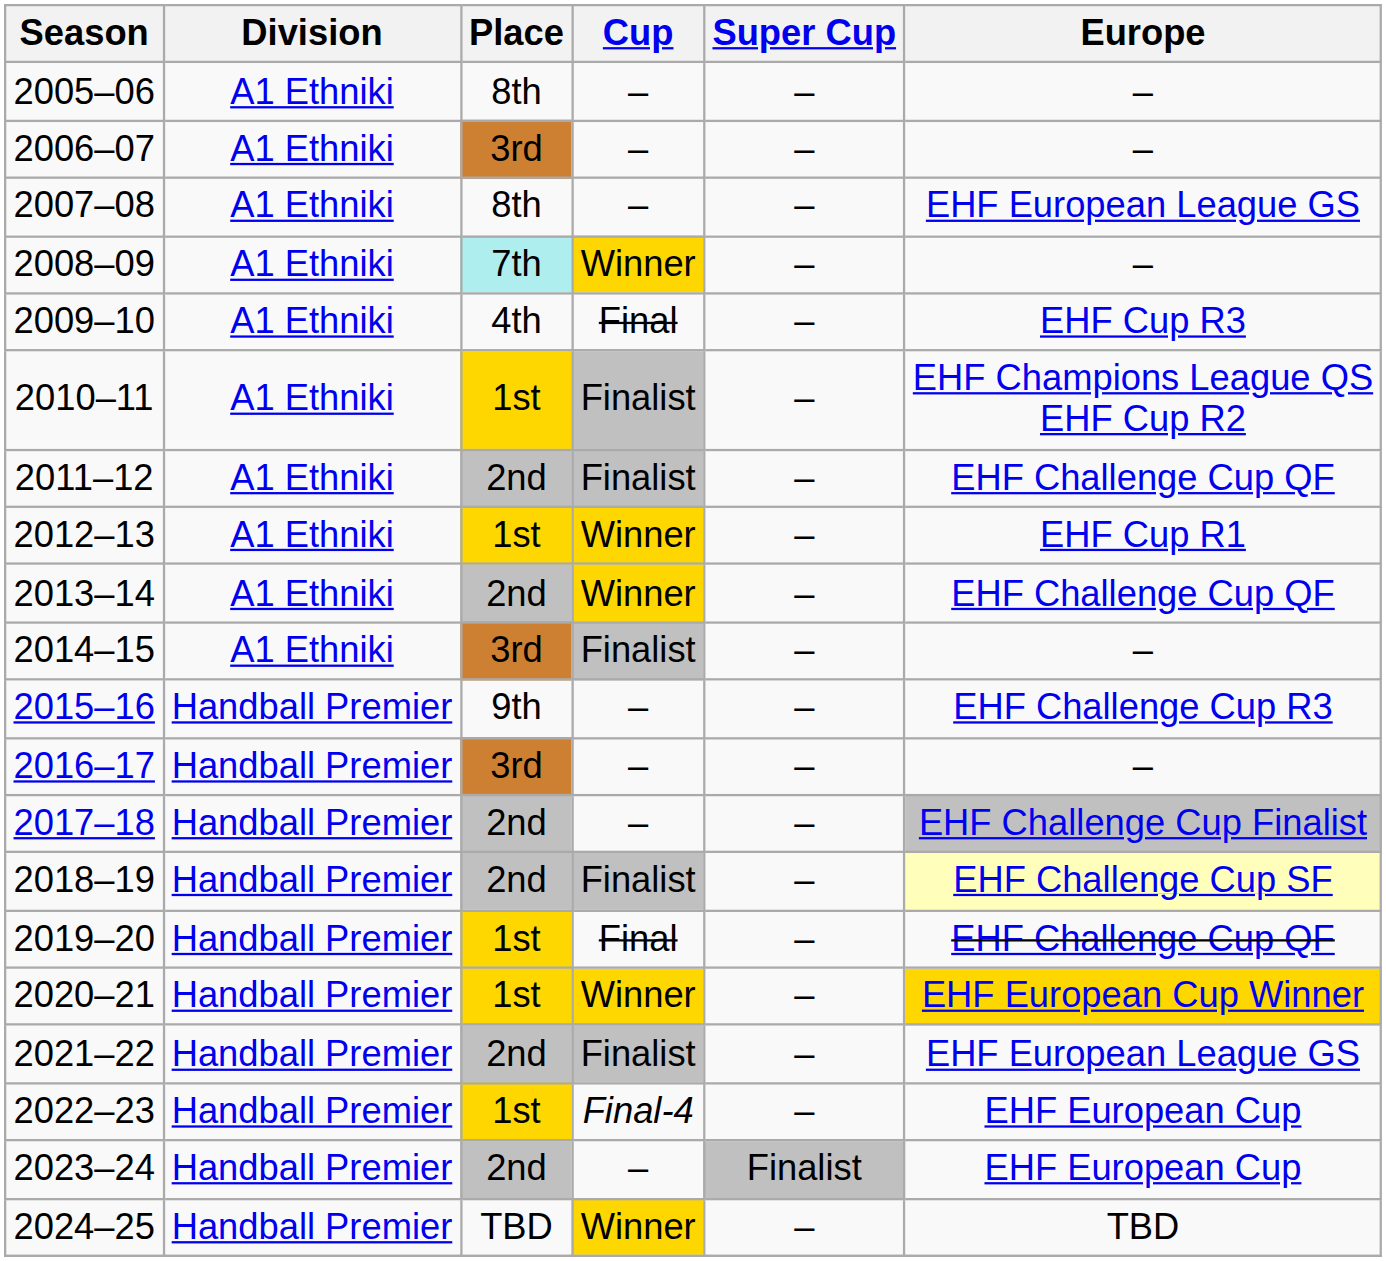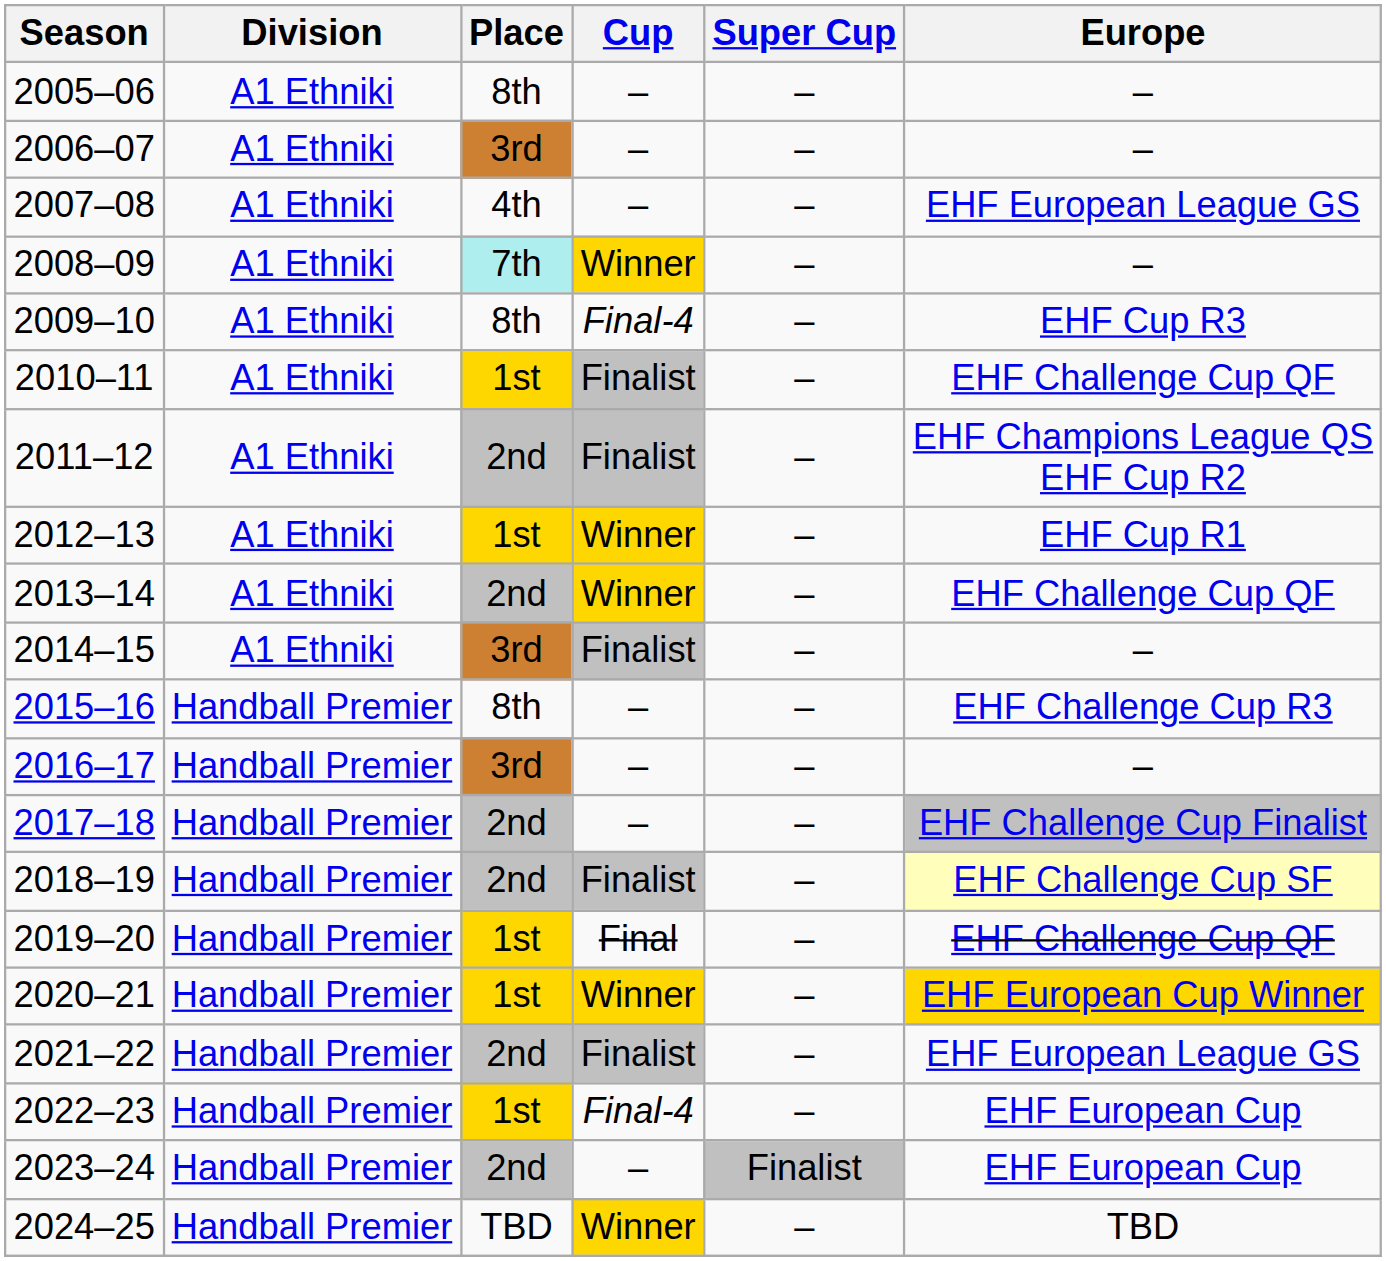(516, 206) 8th -> (516, 206) 4th
(516, 321) 4th -> (516, 321) 8th
(638, 321) Final -> (638, 321) Final-4
(1143, 399) EHF Champions League QS EHF Cup R2 -> (1143, 378) EHF Challenge Cup QF
(1143, 477) EHF Challenge Cup QF -> (1143, 456) EHF Champions League QS EHF Cup R2
(516, 707) 9th -> (516, 707) 8th
